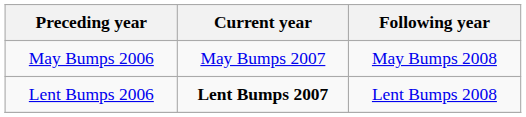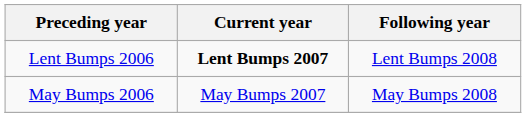rows swapped: (91, 94) <-> (91, 58)
